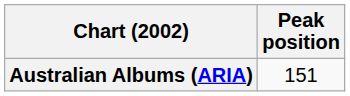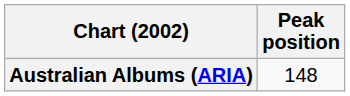(301, 74) 151 -> (301, 74) 148
